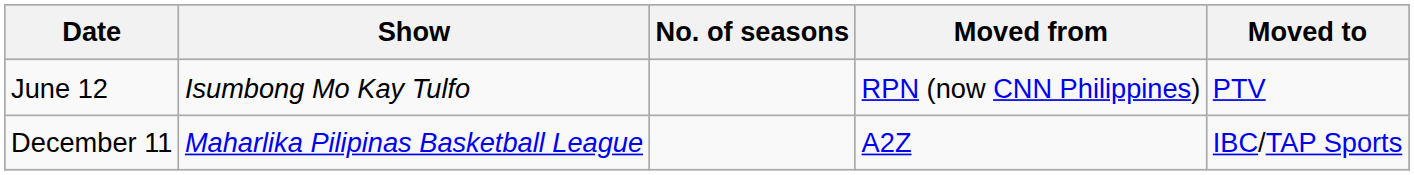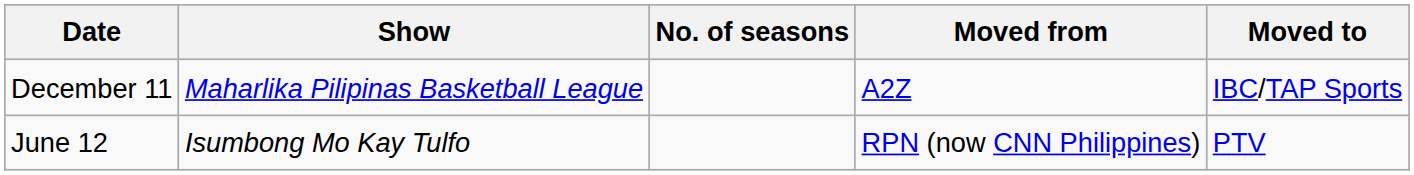rows swapped: (60, 87) <-> (92, 142)
